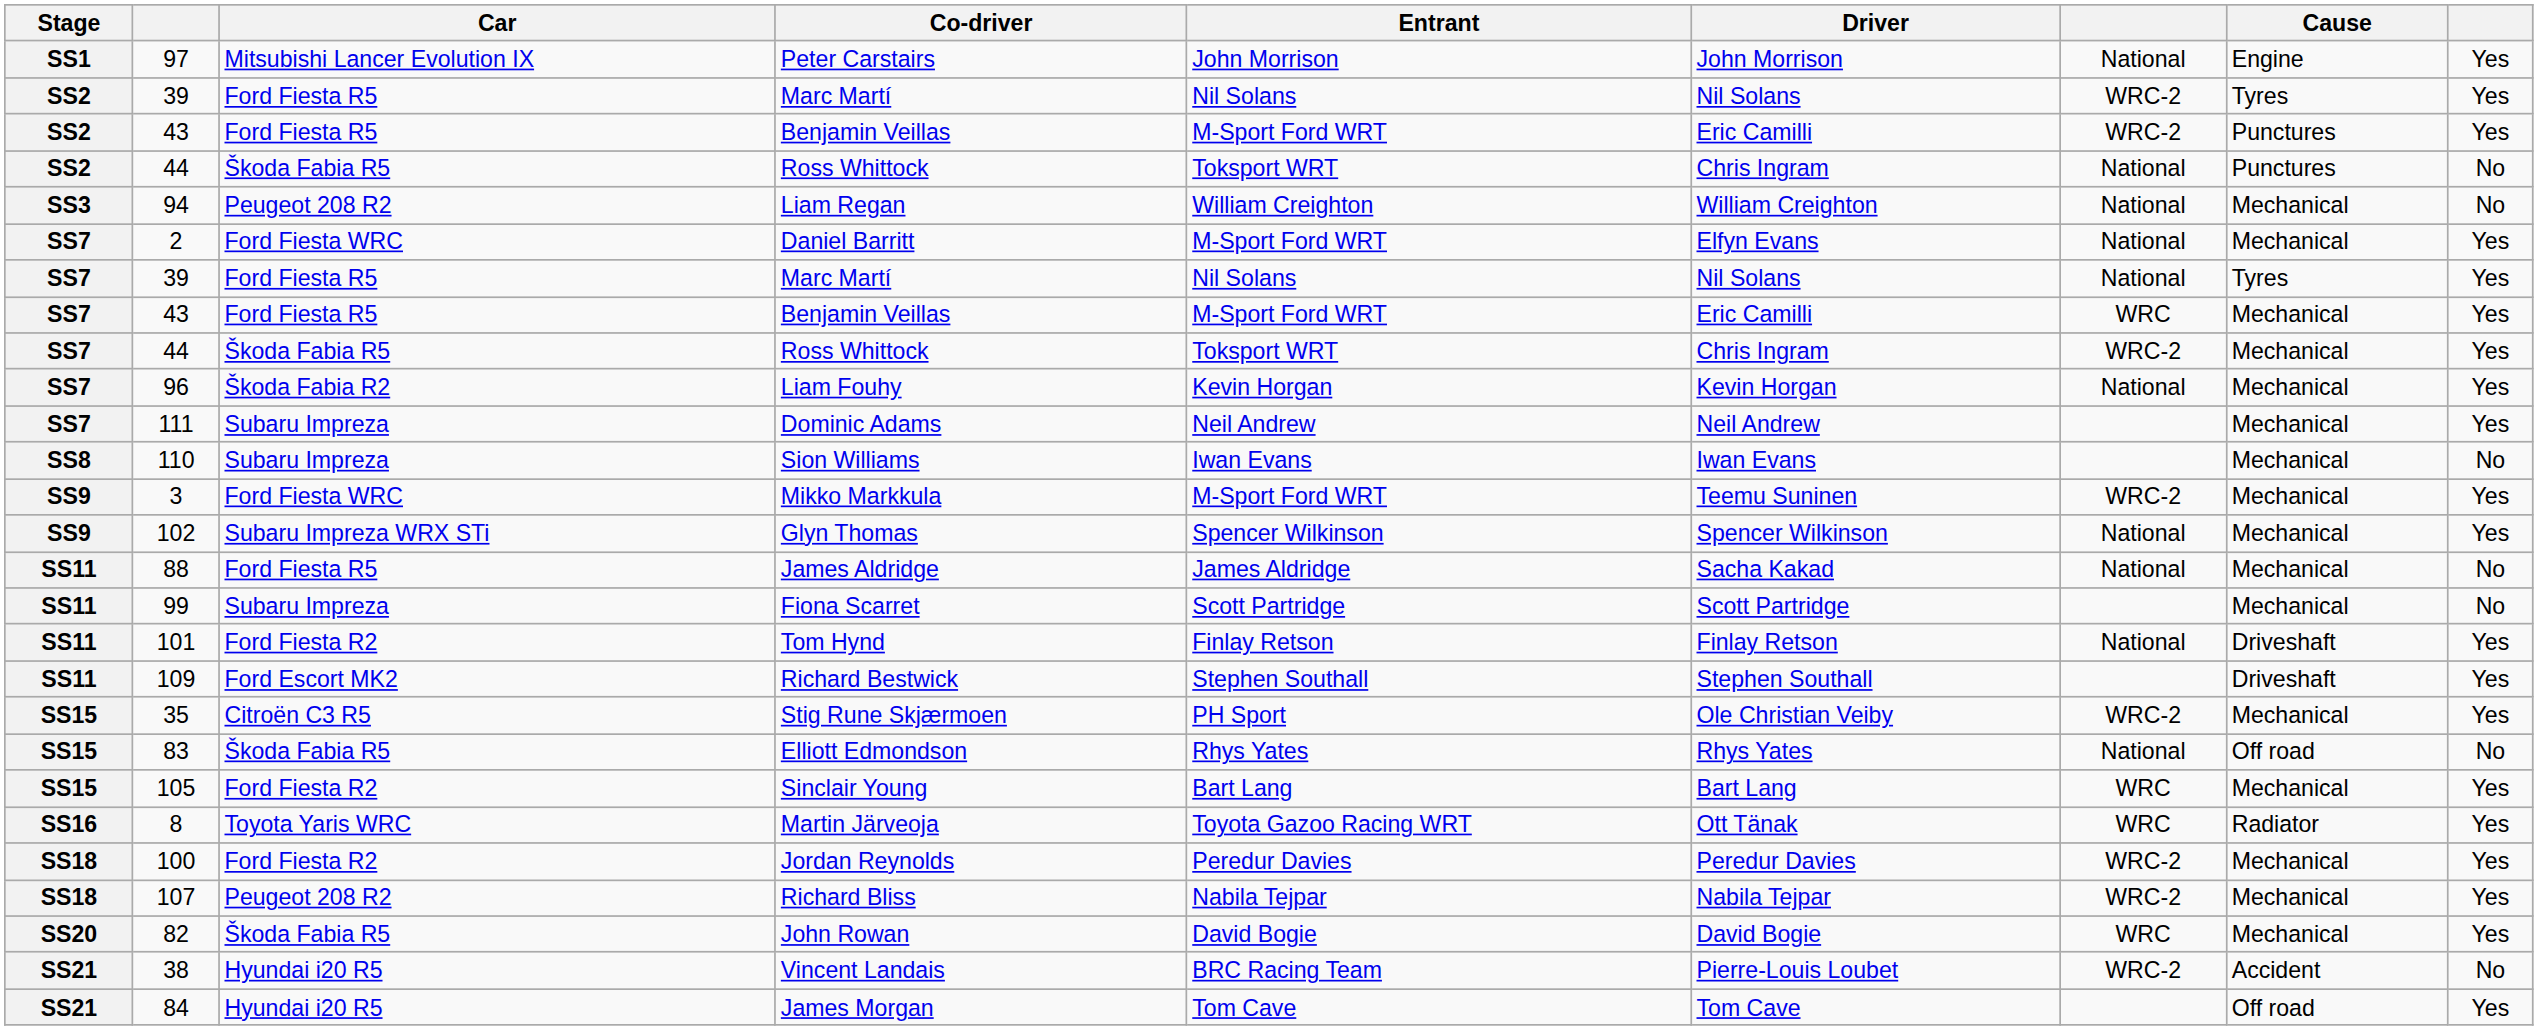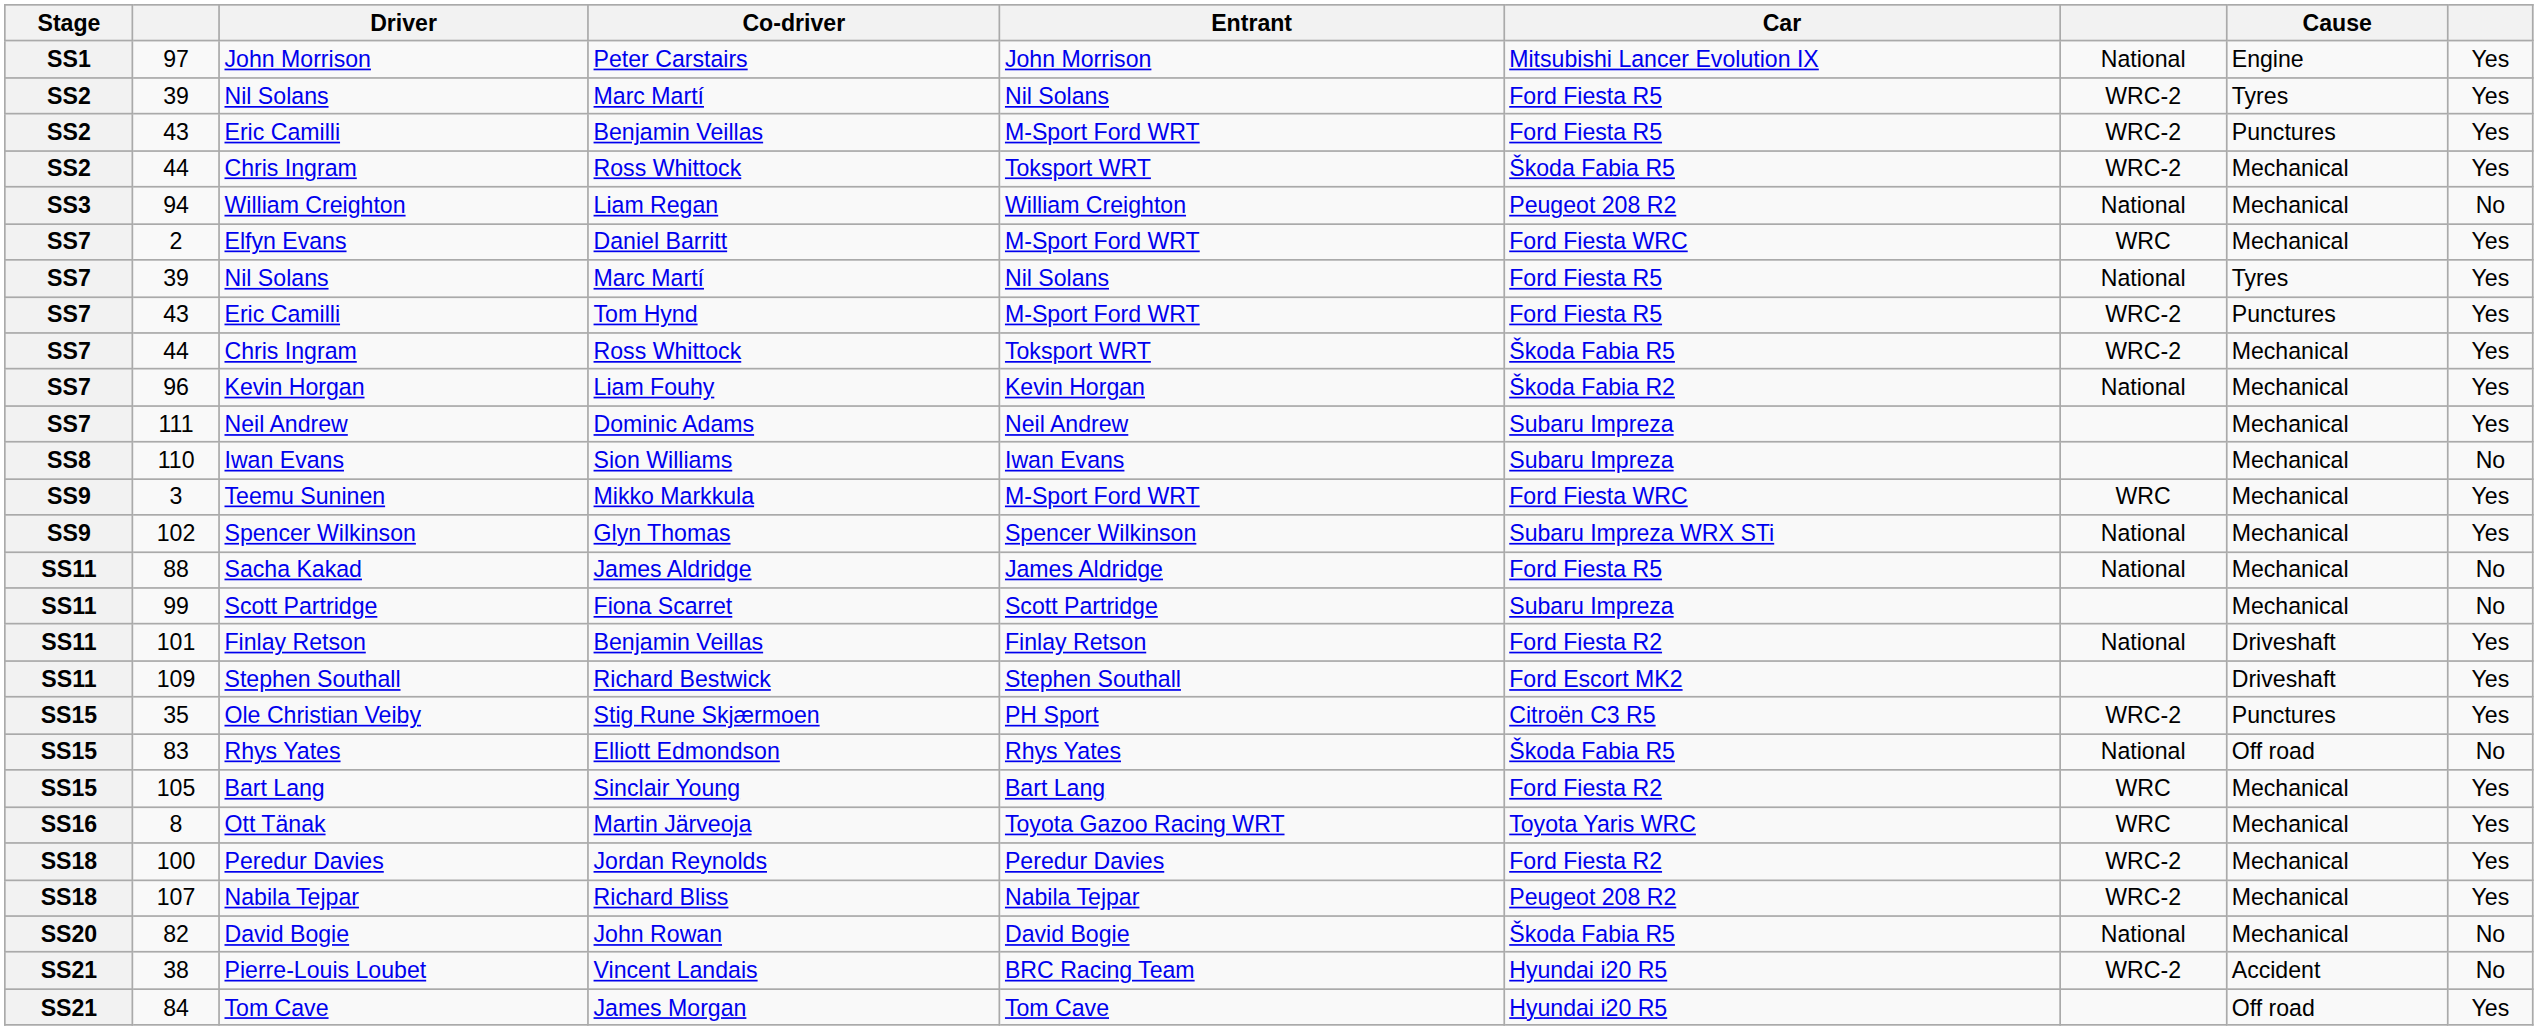columns swapped: (1876, 23) <-> (497, 23)
(2143, 168) National -> (2143, 168) WRC-2
(2284, 168) Punctures -> (2290, 168) Mechanical
(2490, 168) No -> (2490, 168) Yes
(2143, 241) National -> (2143, 241) WRC
(866, 314) Benjamin Veillas -> (646, 314) Tom Hynd
(2143, 314) WRC -> (2143, 314) WRC-2
(2290, 314) Mechanical -> (2284, 314) Punctures
(2143, 496) WRC-2 -> (2143, 496) WRC
(833, 642) Tom Hynd -> (678, 642) Benjamin Veillas
(2290, 715) Mechanical -> (2284, 715) Punctures
(2275, 824) Radiator -> (2290, 824) Mechanical
(2143, 934) WRC -> (2143, 934) National
(2490, 934) Yes -> (2490, 934) No
